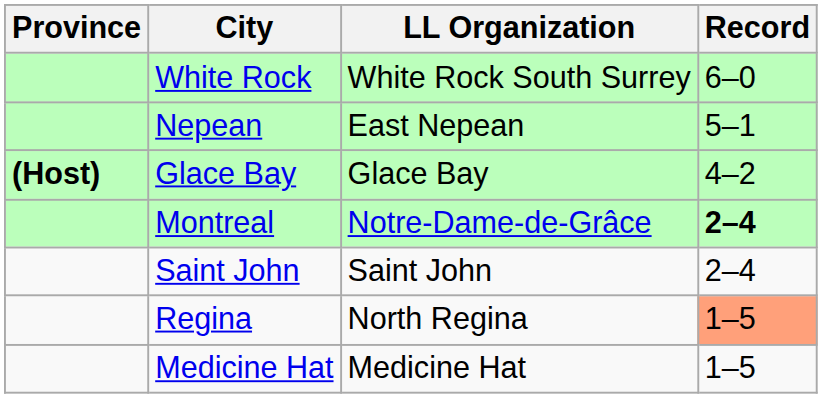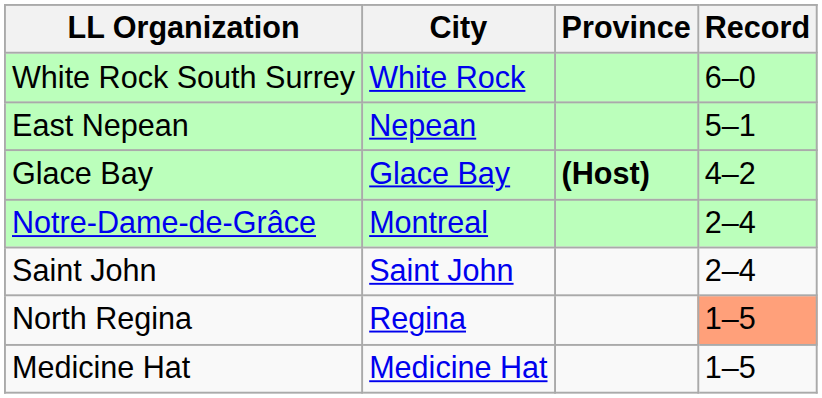columns swapped: (77, 28) <-> (519, 28)
(730, 222) bold -> (730, 222) normal
